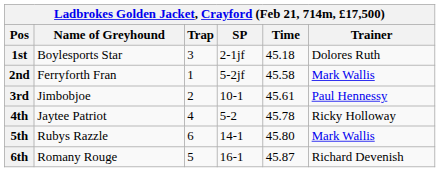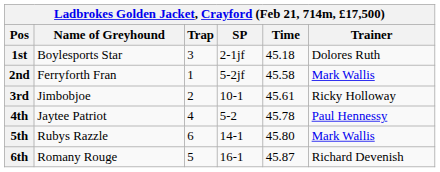(350, 95) Paul Hennessy -> (354, 95) Ricky Holloway
(354, 116) Ricky Holloway -> (350, 116) Paul Hennessy
